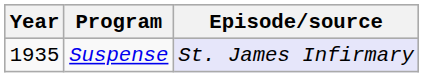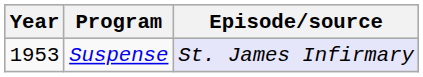(35, 55) 1935 -> (35, 55) 1953
